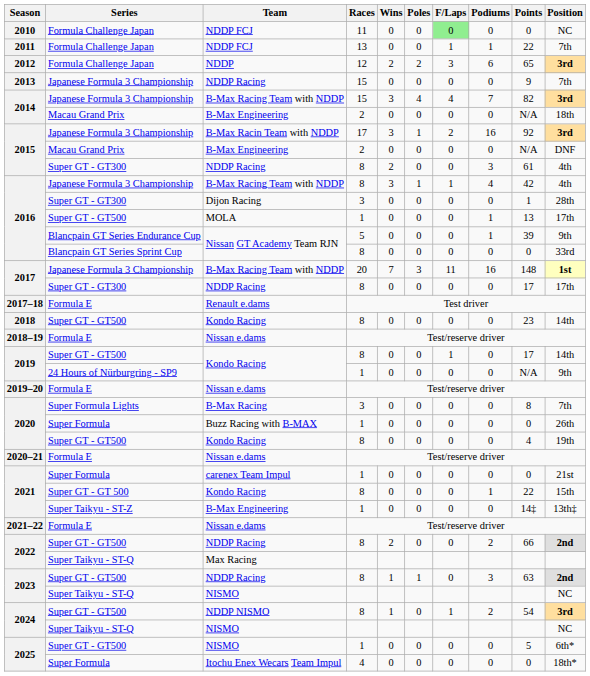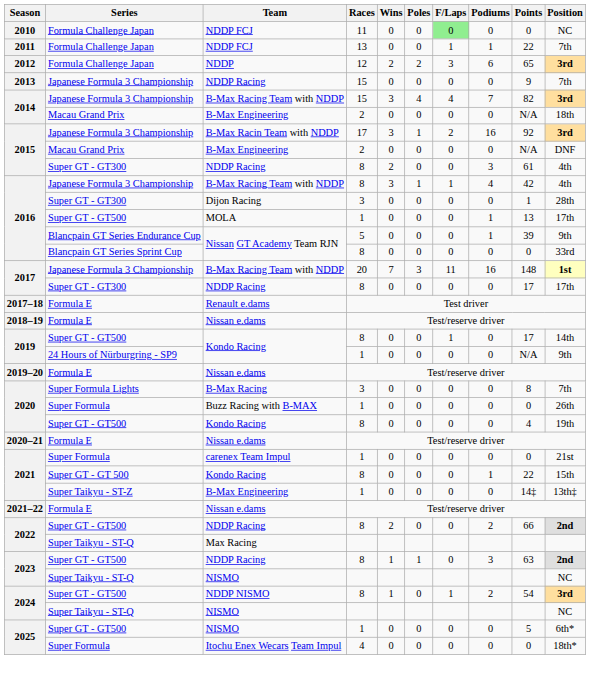- row: (25, 321)
